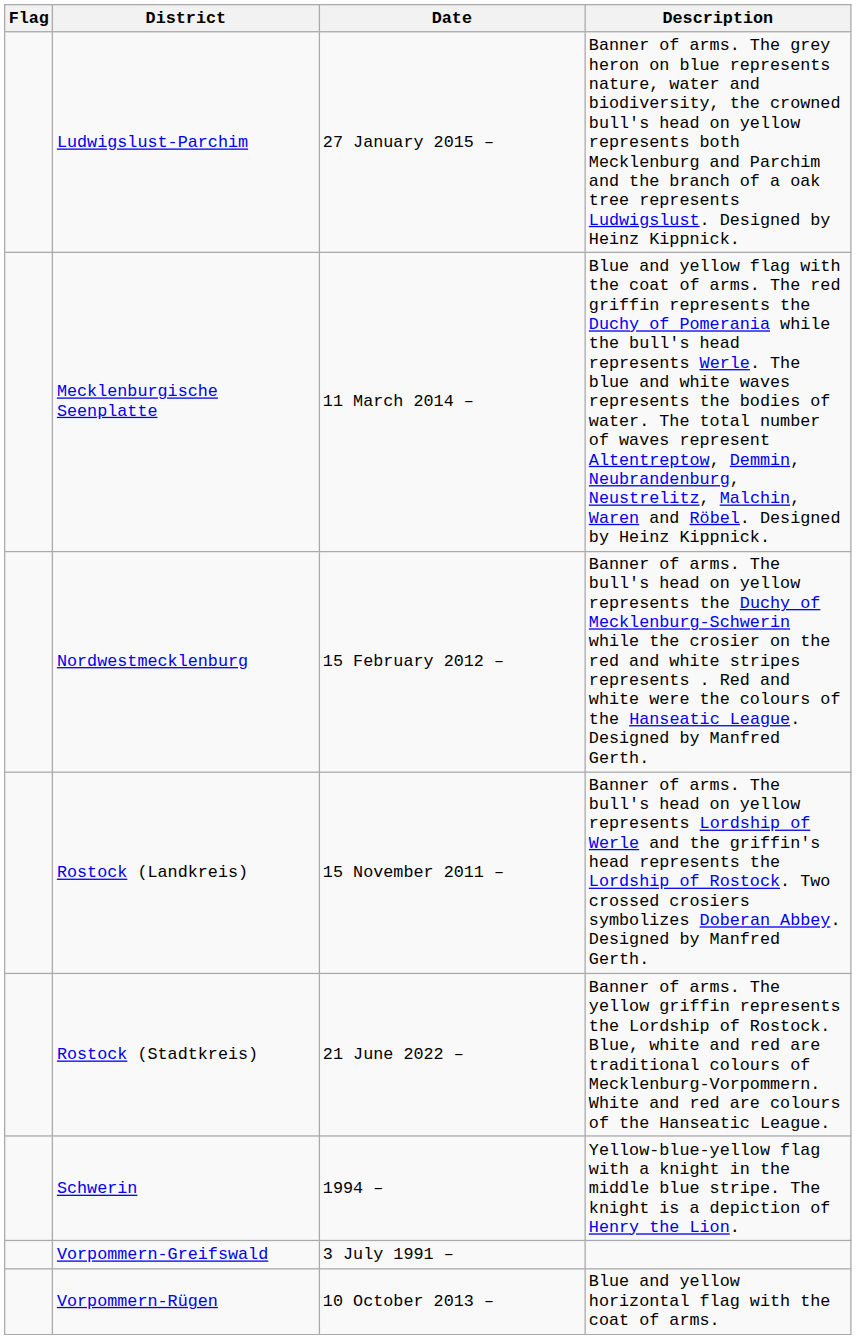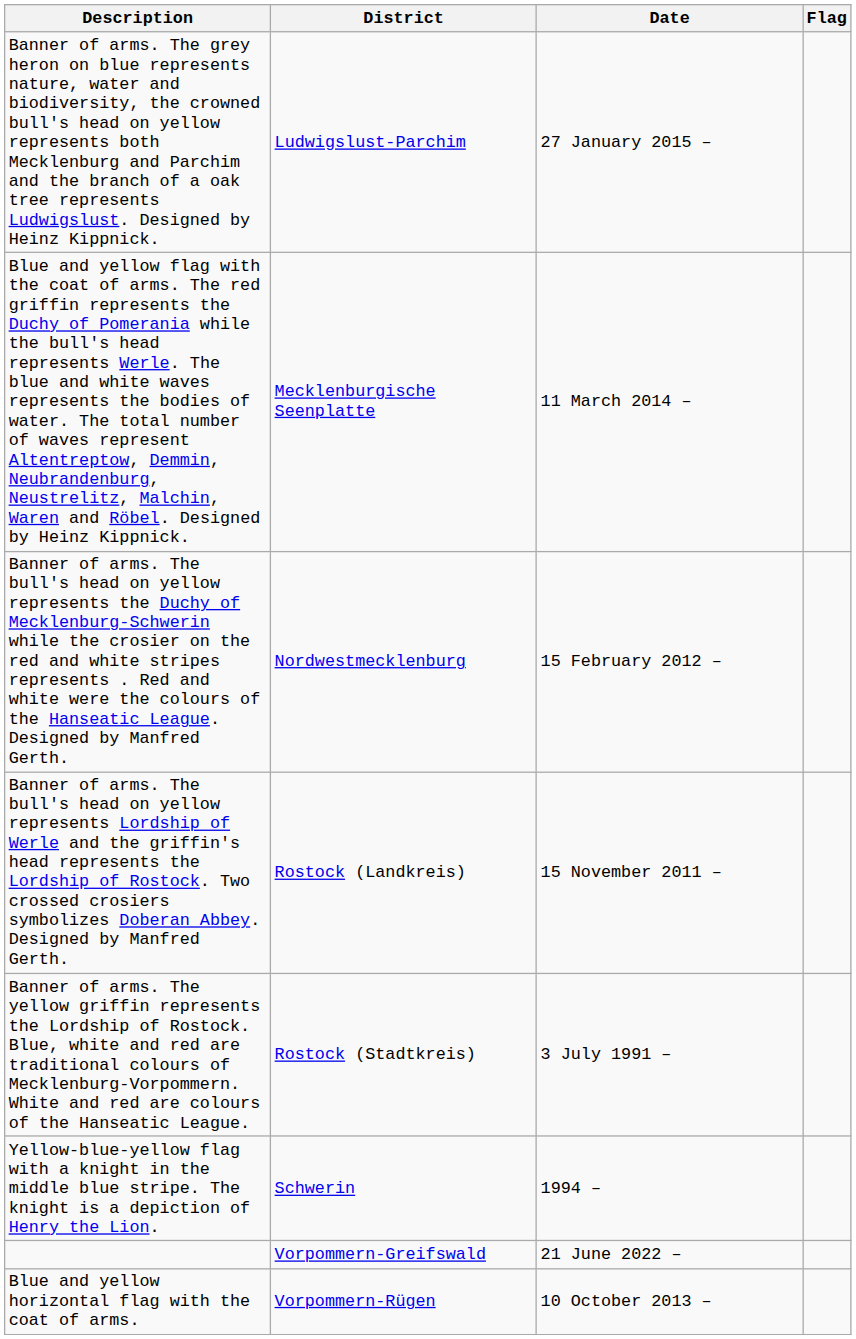columns swapped: (29, 18) <-> (718, 18)
(393, 1055) 21 June 2022 – -> (606, 1055) 3 July 1991 –
(388, 1255) 3 July 1991 – -> (611, 1255) 21 June 2022 –
